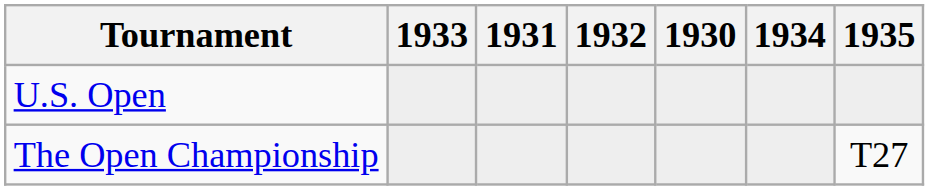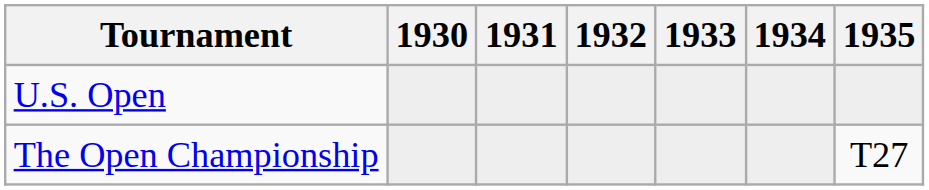columns swapped: (700, 34) <-> (432, 34)
